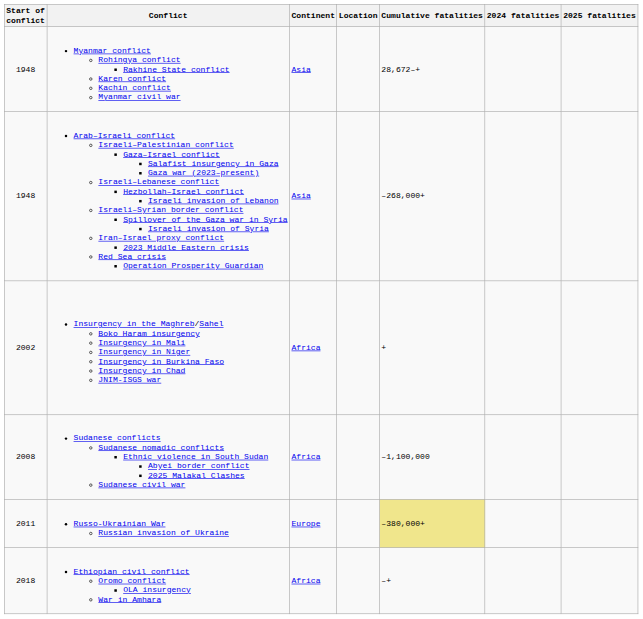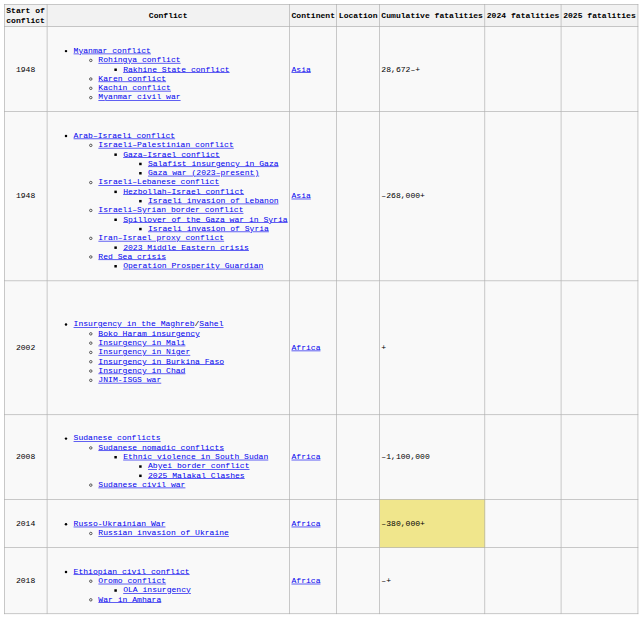(26, 524) 2011 -> (26, 524) 2014
(306, 524) Europe -> (306, 524) Africa
